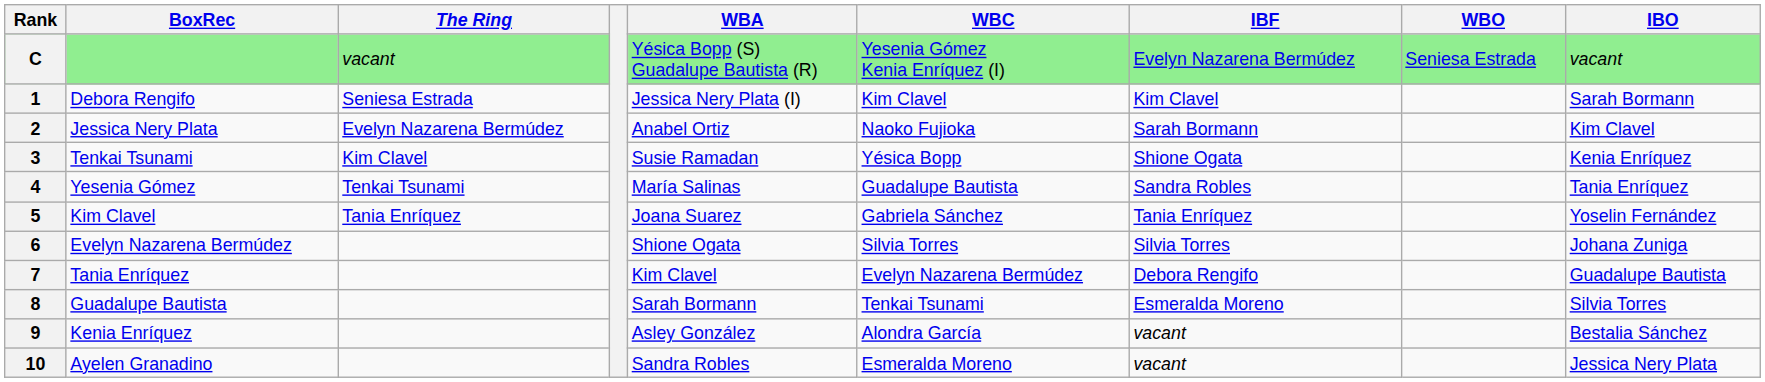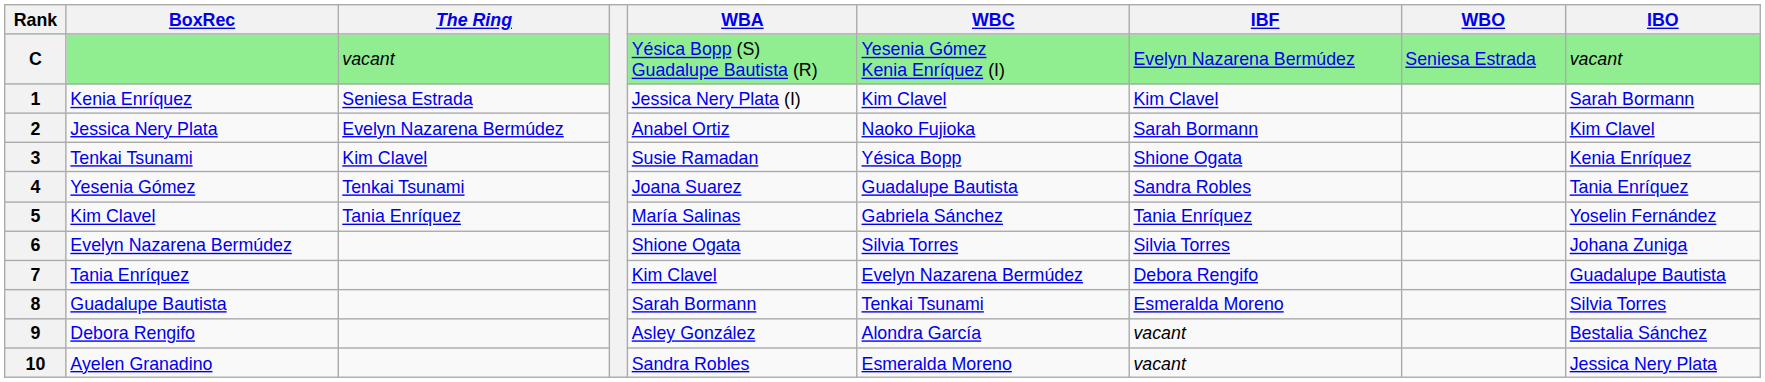(133, 99) Debora Rengifo -> (131, 99) Kenia Enríquez
(686, 187) María Salinas -> (687, 187) Joana Suarez
(687, 216) Joana Suarez -> (686, 216) María Salinas
(131, 333) Kenia Enríquez -> (133, 333) Debora Rengifo
